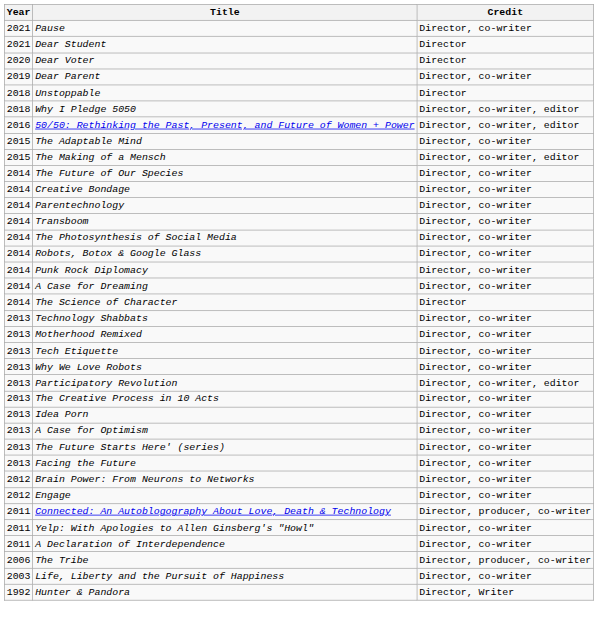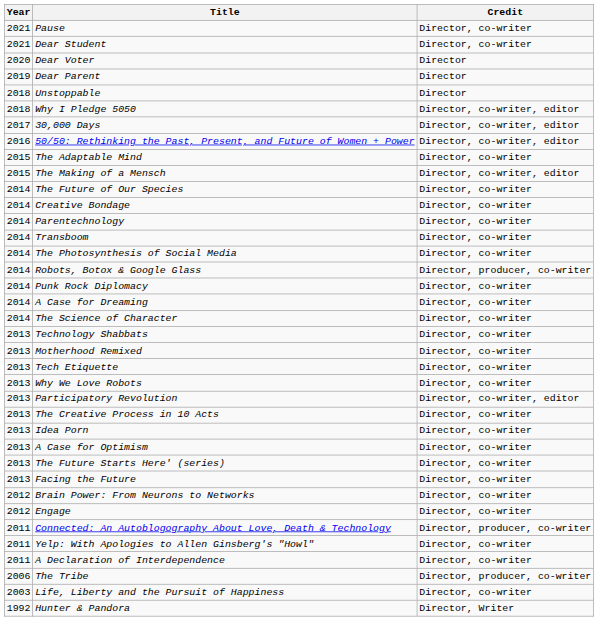(443, 45) Director -> (476, 45) Director, co-writer
(476, 77) Director, co-writer -> (443, 77) Director
+ row: (68, 125)
(476, 254) Director, co-writer -> (505, 270) Director, producer, co-writer
(443, 302) Director -> (476, 318) Director, co-writer
